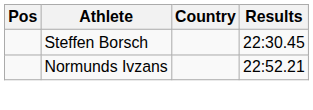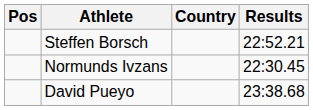(274, 42) 22:30.45 -> (274, 42) 22:52.21
(274, 67) 22:52.21 -> (274, 67) 22:30.45
+ row: (89, 92)
